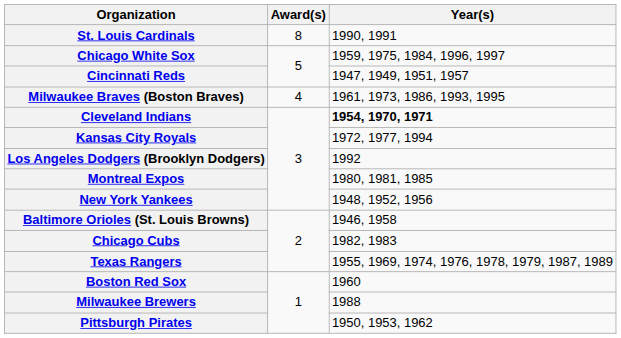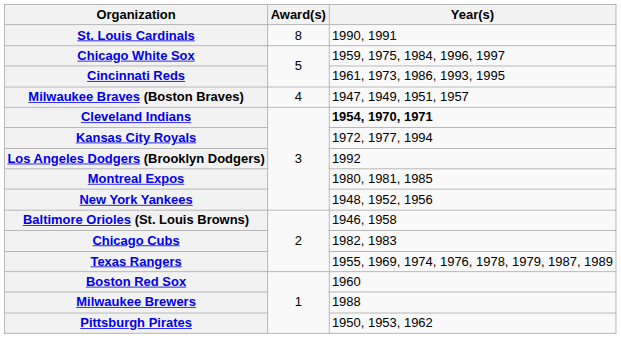(400, 76) 1947, 1949, 1951, 1957 -> (418, 76) 1961, 1973, 1986, 1993, 1995
(418, 96) 1961, 1973, 1986, 1993, 1995 -> (400, 96) 1947, 1949, 1951, 1957
